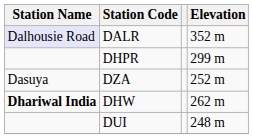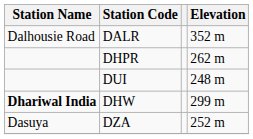(51, 36) lavender background -> (51, 36) no background
(208, 58) 299 m -> (208, 58) 262 m
rows swapped: (117, 79) <-> (115, 123)
(208, 101) 262 m -> (208, 101) 299 m
